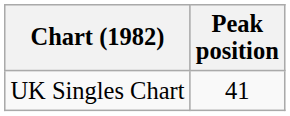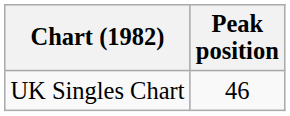(237, 90) 41 -> (237, 90) 46
